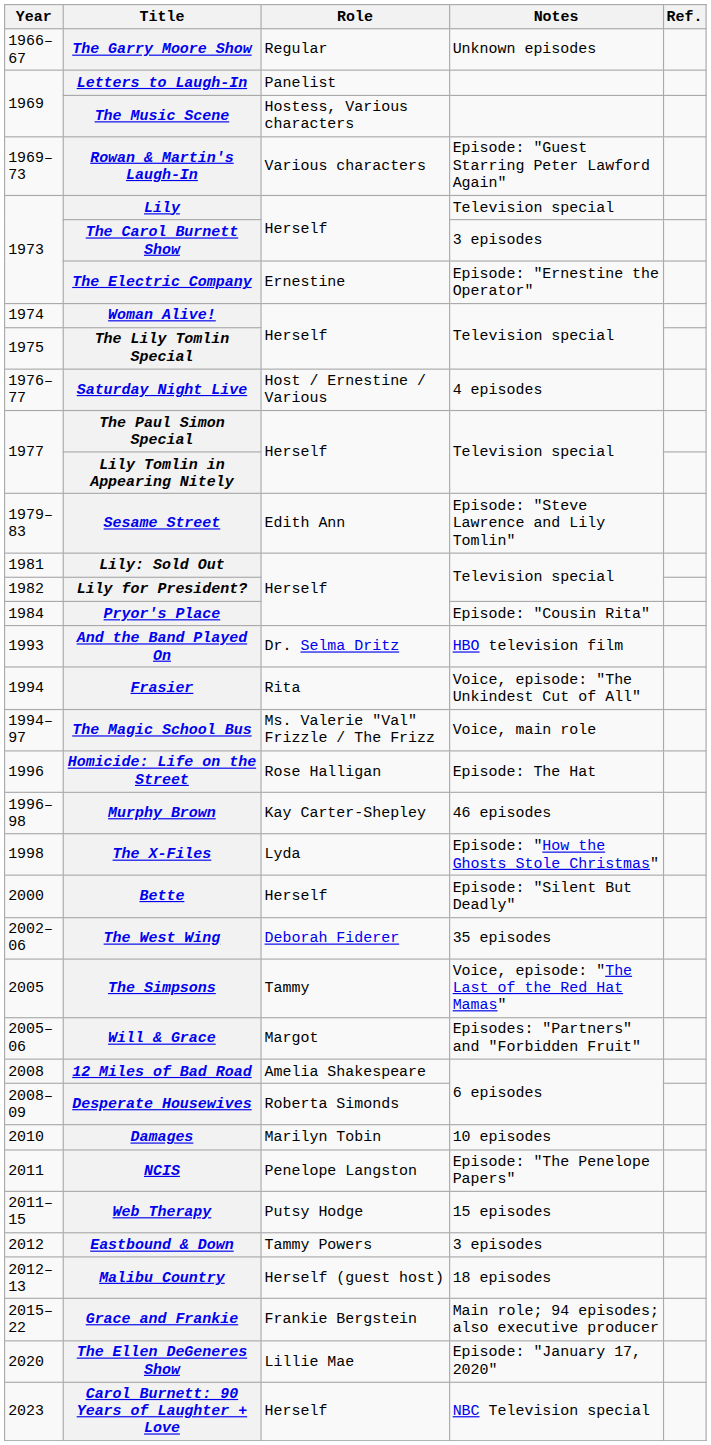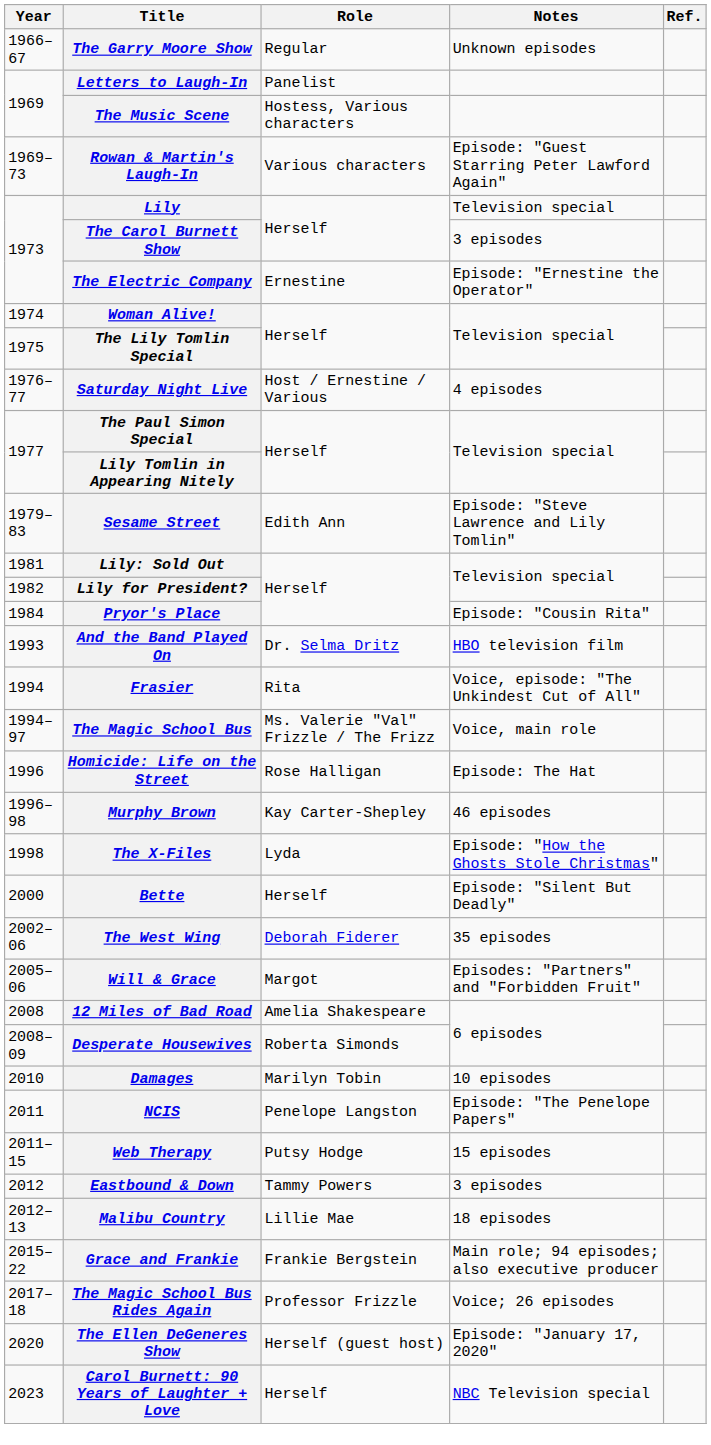- row: (162, 988)
(354, 1278) Herself (guest host) -> (309, 1219) Lillie Mae
+ row: (162, 1302)
(309, 1361) Lillie Mae -> (354, 1344) Herself (guest host)
